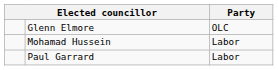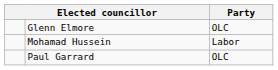(226, 57) Labor -> (220, 57) OLC
